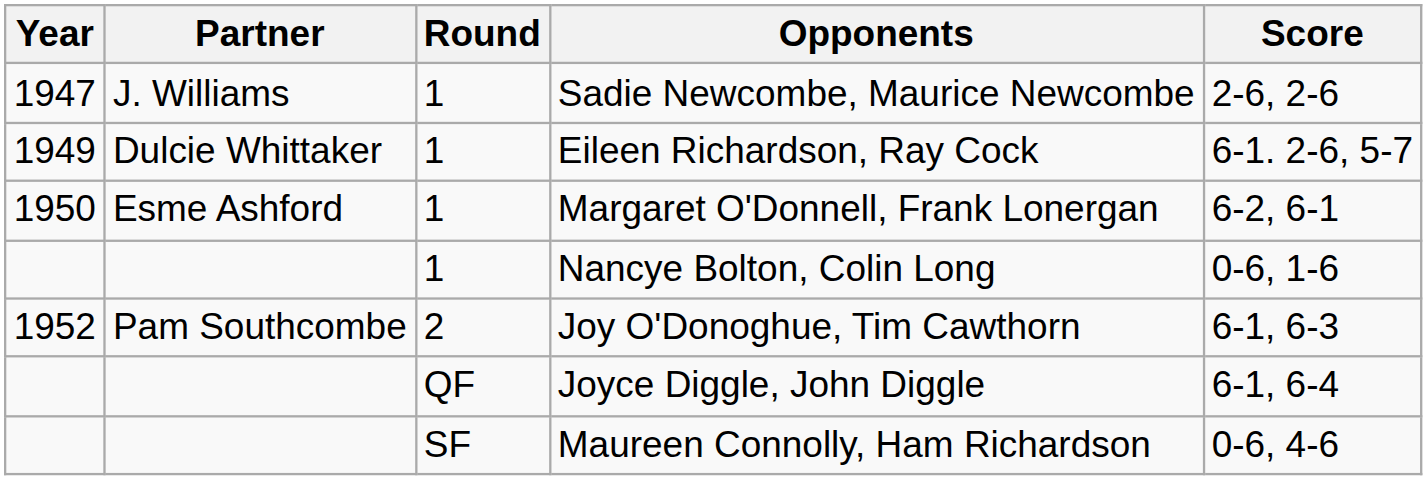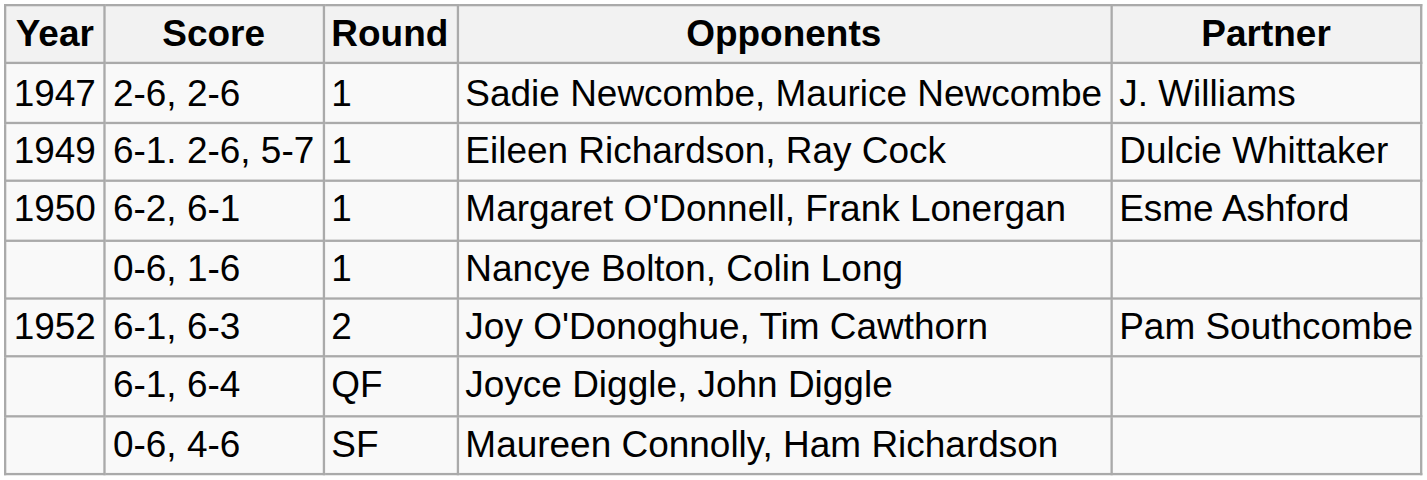columns swapped: (260, 33) <-> (1312, 33)
